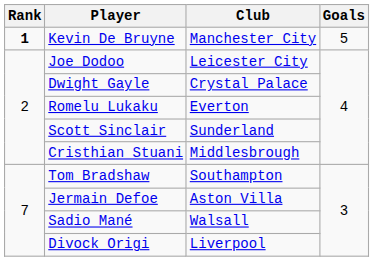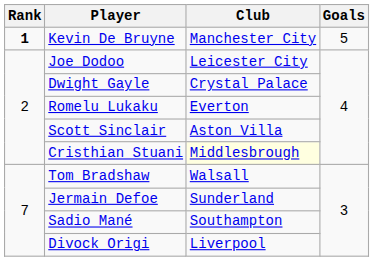(232, 130) Sunderland -> (236, 130) Aston Villa
(245, 153) no background -> (245, 153) lightyellow background
(236, 176) Southampton -> (219, 176) Walsall
(236, 199) Aston Villa -> (232, 199) Sunderland
(219, 222) Walsall -> (236, 222) Southampton
